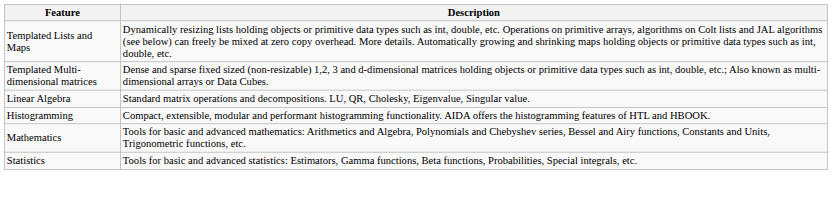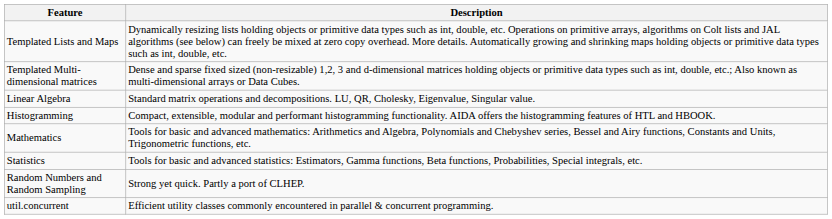+ row: (54, 183)
+ row: (38, 206)
